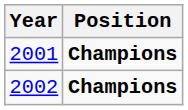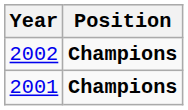rows swapped: (34, 54) <-> (34, 87)
